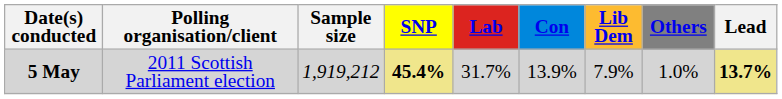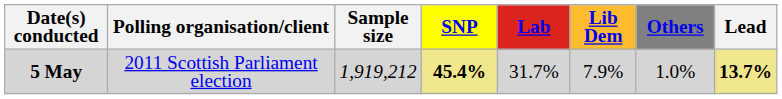- column: (552, 26)
